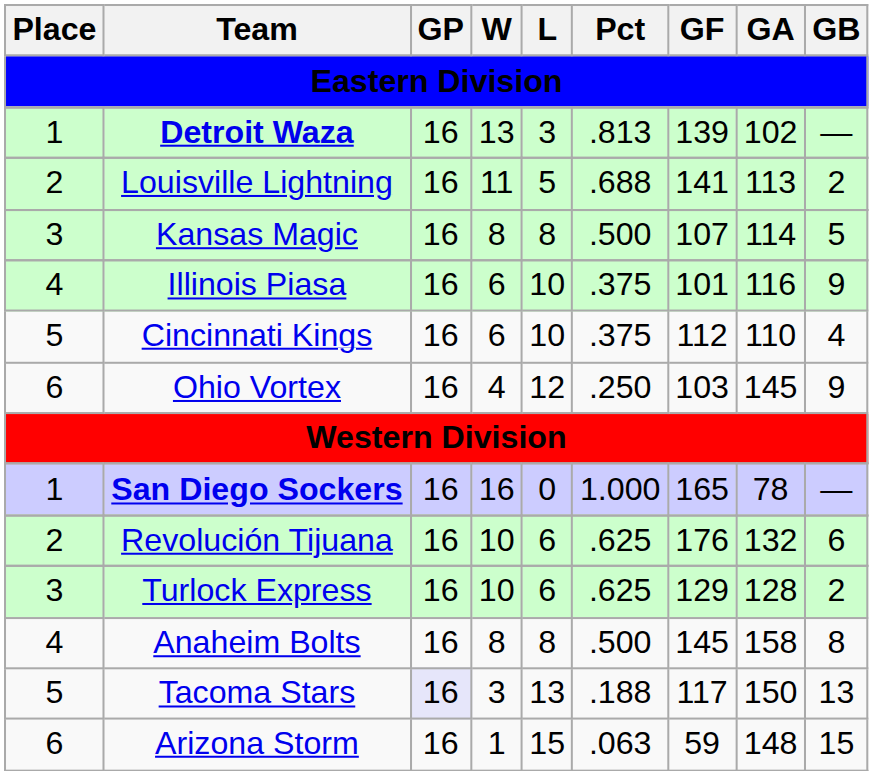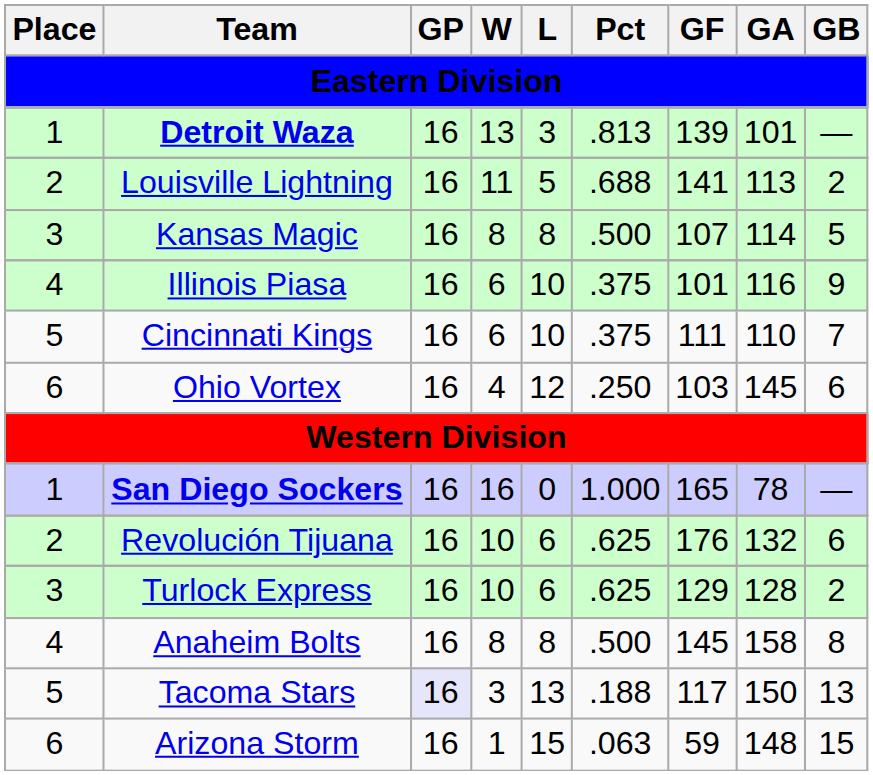(771, 132) 102 -> (771, 132) 101
(702, 336) 112 -> (702, 336) 111
(836, 336) 4 -> (836, 336) 7
(836, 387) 9 -> (836, 387) 6
